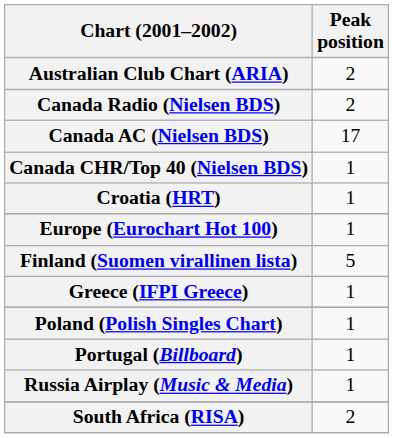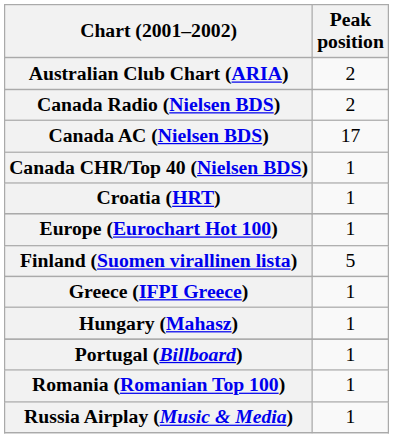+ row: (159, 323)
- row: (159, 323)
+ row: (159, 385)
- row: (159, 416)
